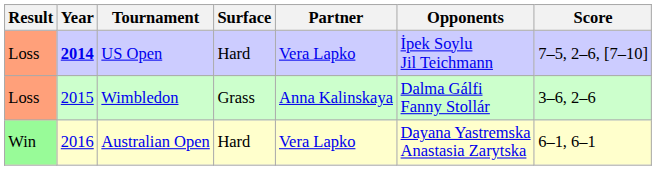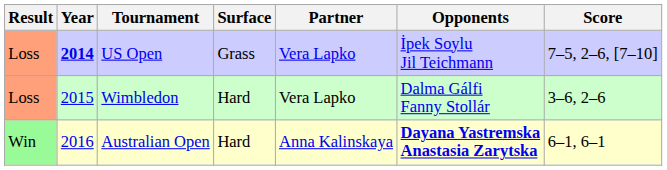(234, 52) Hard -> (236, 52) Grass
(236, 97) Grass -> (234, 97) Hard
(336, 97) Anna Kalinskaya -> (317, 97) Vera Lapko
(317, 142) Vera Lapko -> (336, 142) Anna Kalinskaya
(466, 142) normal -> (470, 142) bold
